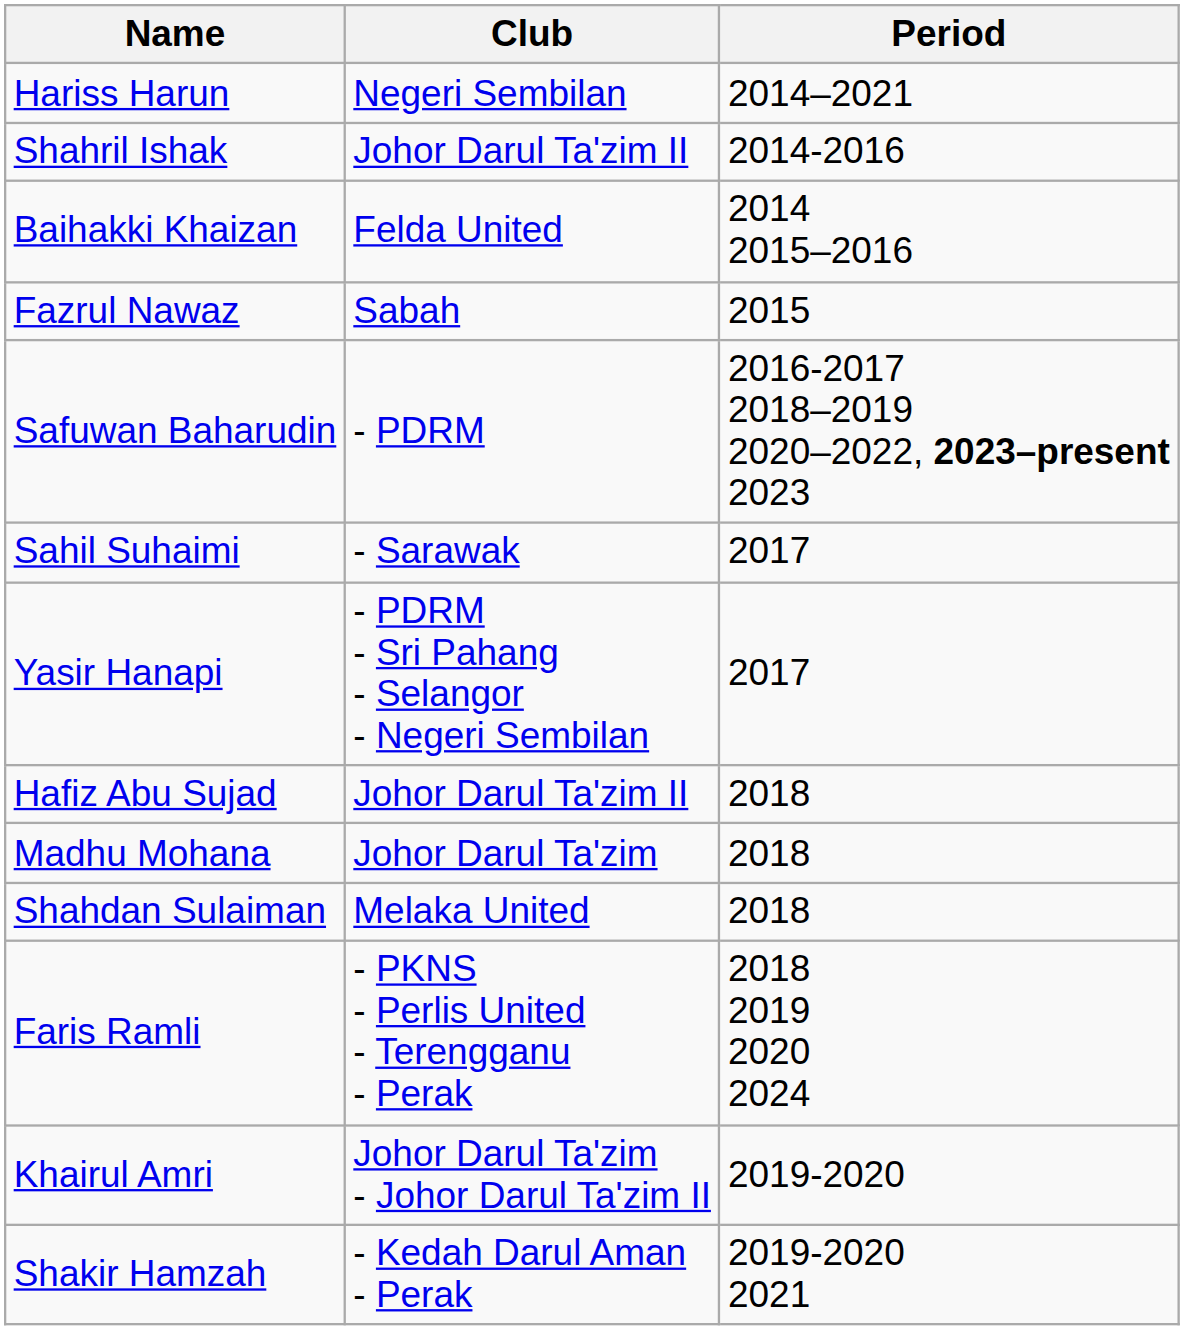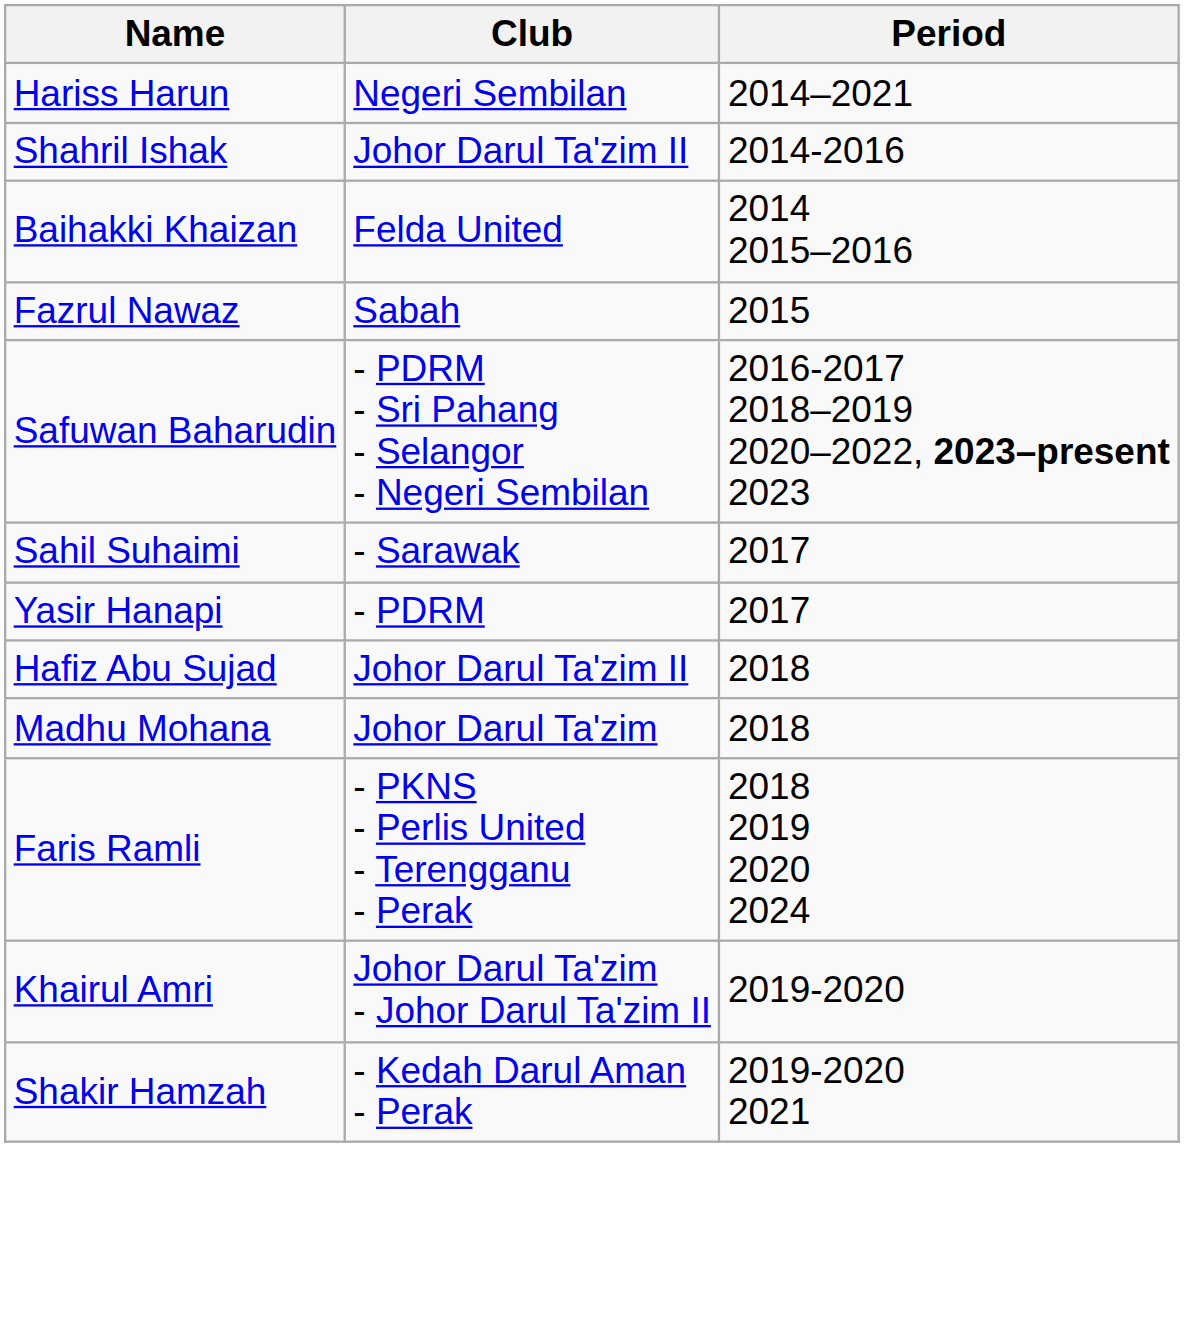(419, 430) - PDRM -> (501, 430) - PDRM - Sri Pahang - Selangor - Negeri Sembilan
(501, 672) - PDRM - Sri Pahang - Selangor - Negeri Sembilan -> (419, 610) - PDRM
- row: (170, 911)
